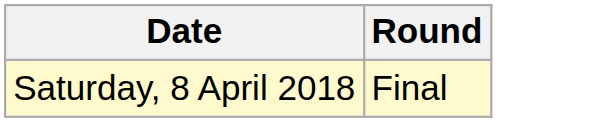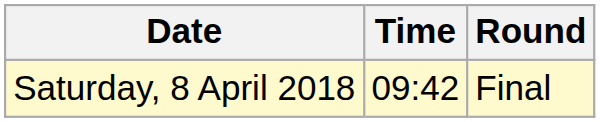+ column: (415, 32)
